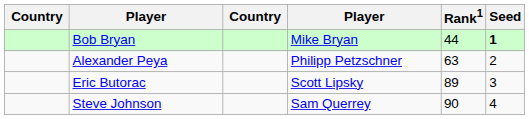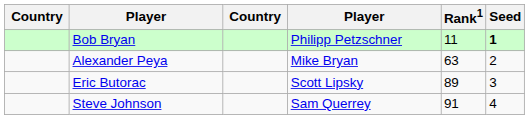(324, 40) Mike Bryan -> (346, 40) Philipp Petzschner
(451, 40) 44 -> (451, 40) 11
(346, 61) Philipp Petzschner -> (324, 61) Mike Bryan
(451, 104) 90 -> (451, 104) 91
